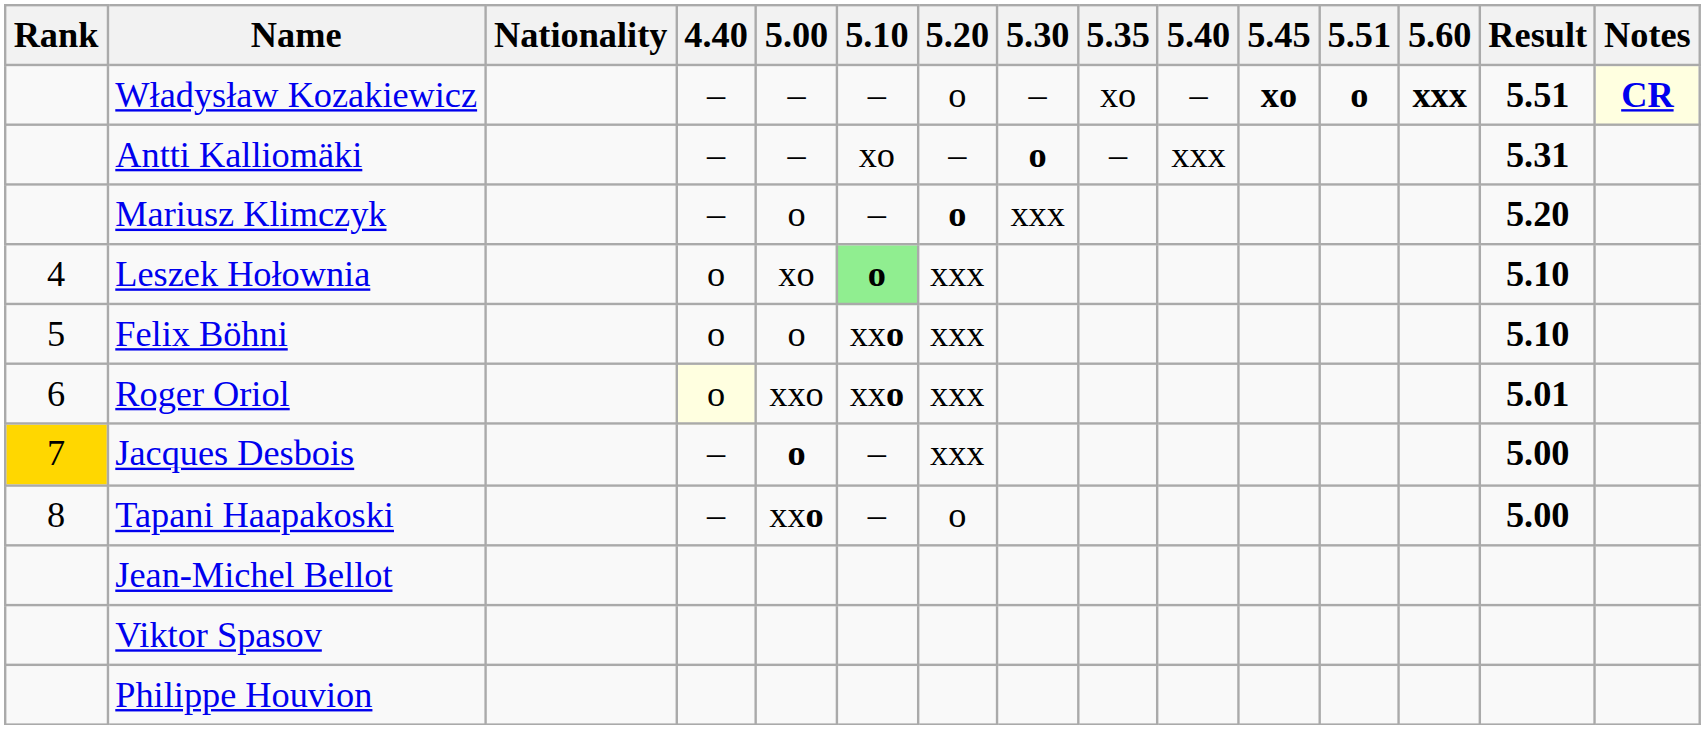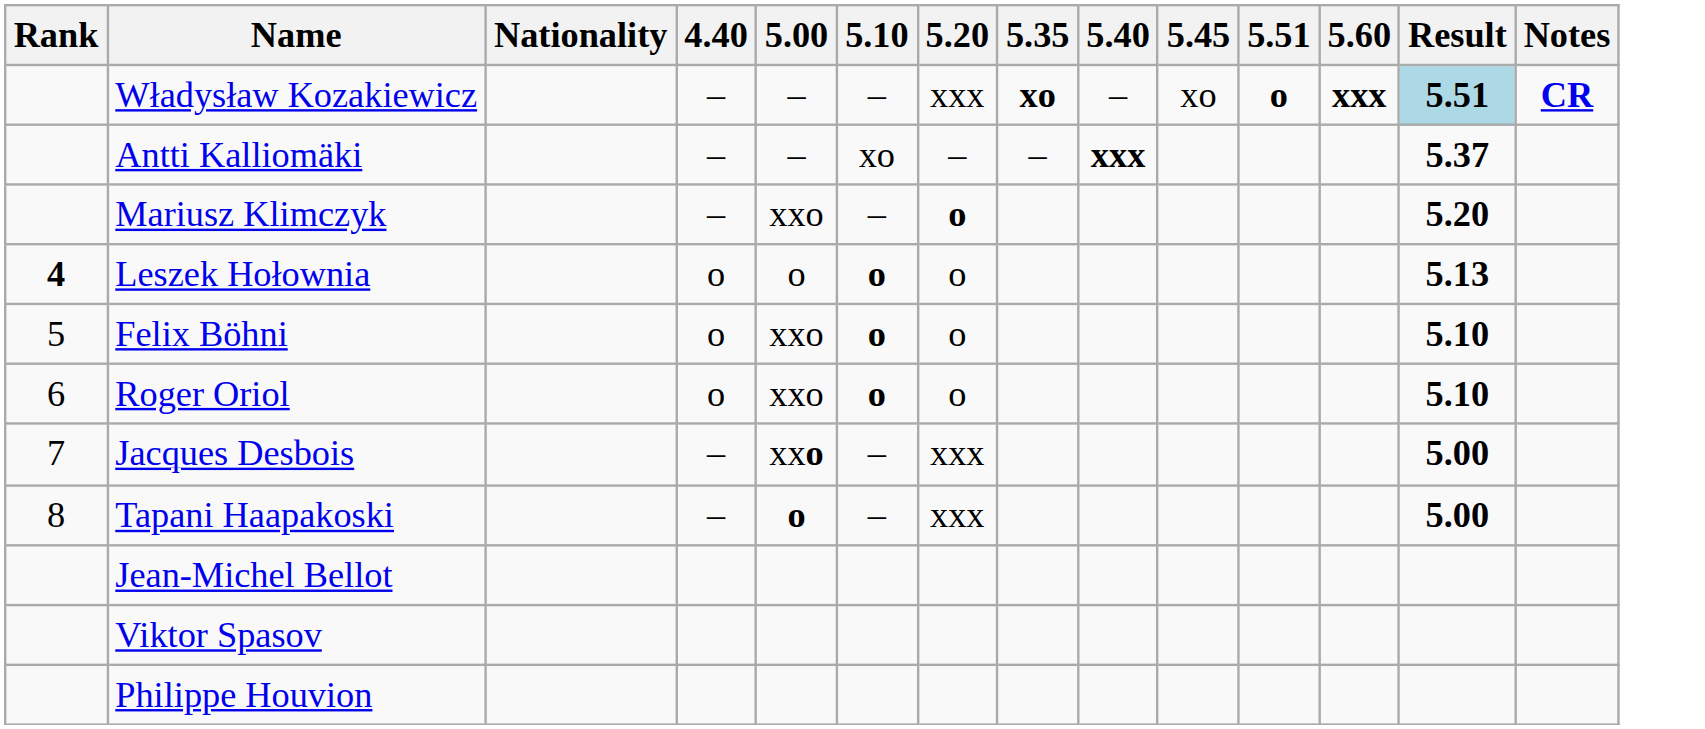- column: (1038, 34)
(957, 94) o -> (957, 94) xxx
(1118, 94) normal -> (1038, 94) bold
(1279, 94) bold -> (1198, 94) normal
(1538, 94) no background -> (1457, 94) lightblue background
(1647, 94) lightyellow background -> (1567, 94) no background
(1198, 154) normal -> (1118, 154) bold
(1538, 154) 5.31 -> (1457, 154) 5.37
(796, 214) o -> (796, 214) xxo
(56, 274) normal -> (56, 274) bold
(796, 274) xo -> (796, 274) o
(877, 274) lightgreen background -> (877, 274) no background
(957, 274) xxx -> (957, 274) o
(1538, 274) 5.10 -> (1457, 274) 5.13
(796, 334) o -> (796, 334) xxo
(877, 334) xxo -> (877, 334) o
(957, 334) xxx -> (957, 334) o
(716, 394) lightyellow background -> (716, 394) no background
(877, 394) xxo -> (877, 394) o
(957, 394) xxx -> (957, 394) o
(1538, 394) 5.01 -> (1457, 394) 5.10
(56, 453) gold background -> (56, 453) no background
(796, 453) o -> (796, 453) xxo
(796, 513) xxo -> (796, 513) o
(957, 513) o -> (957, 513) xxx
